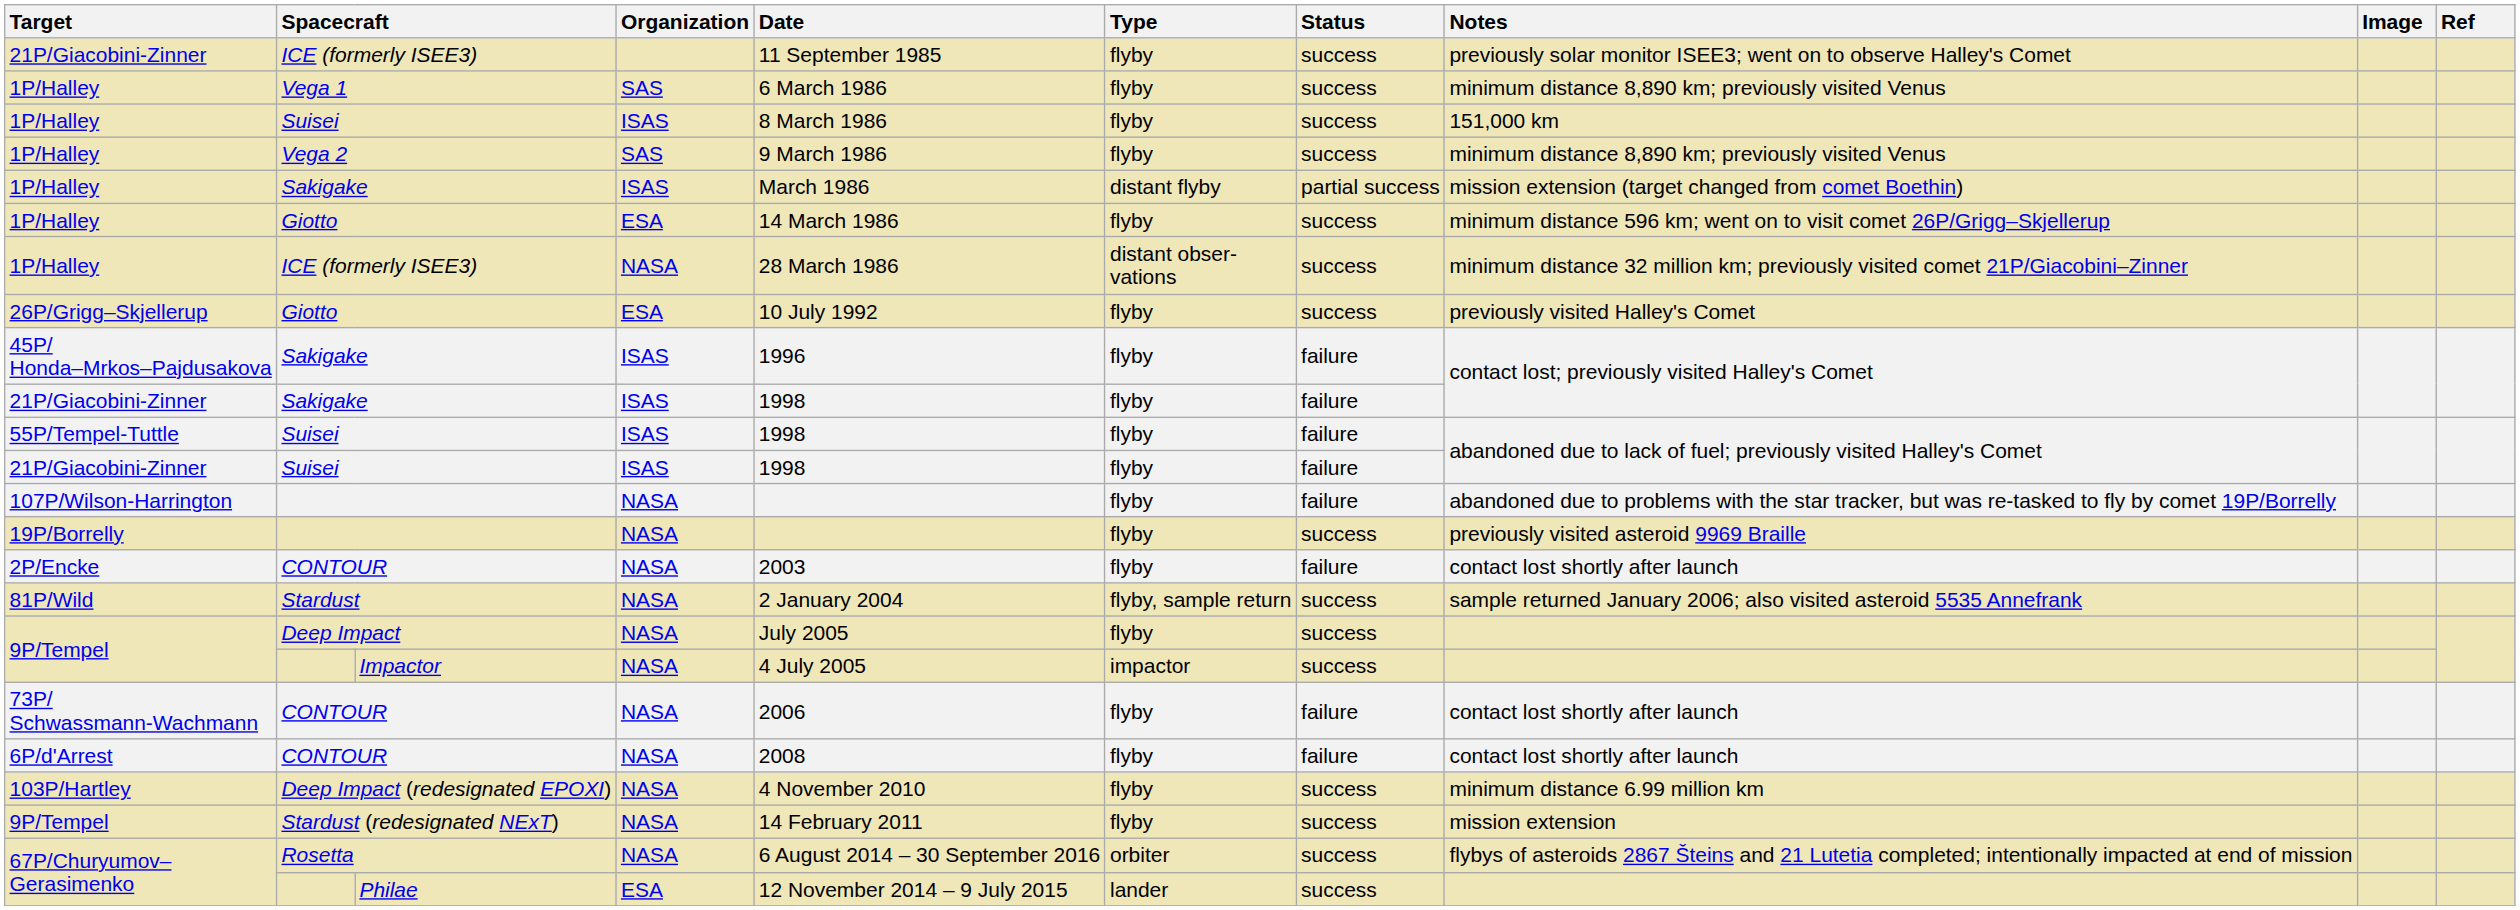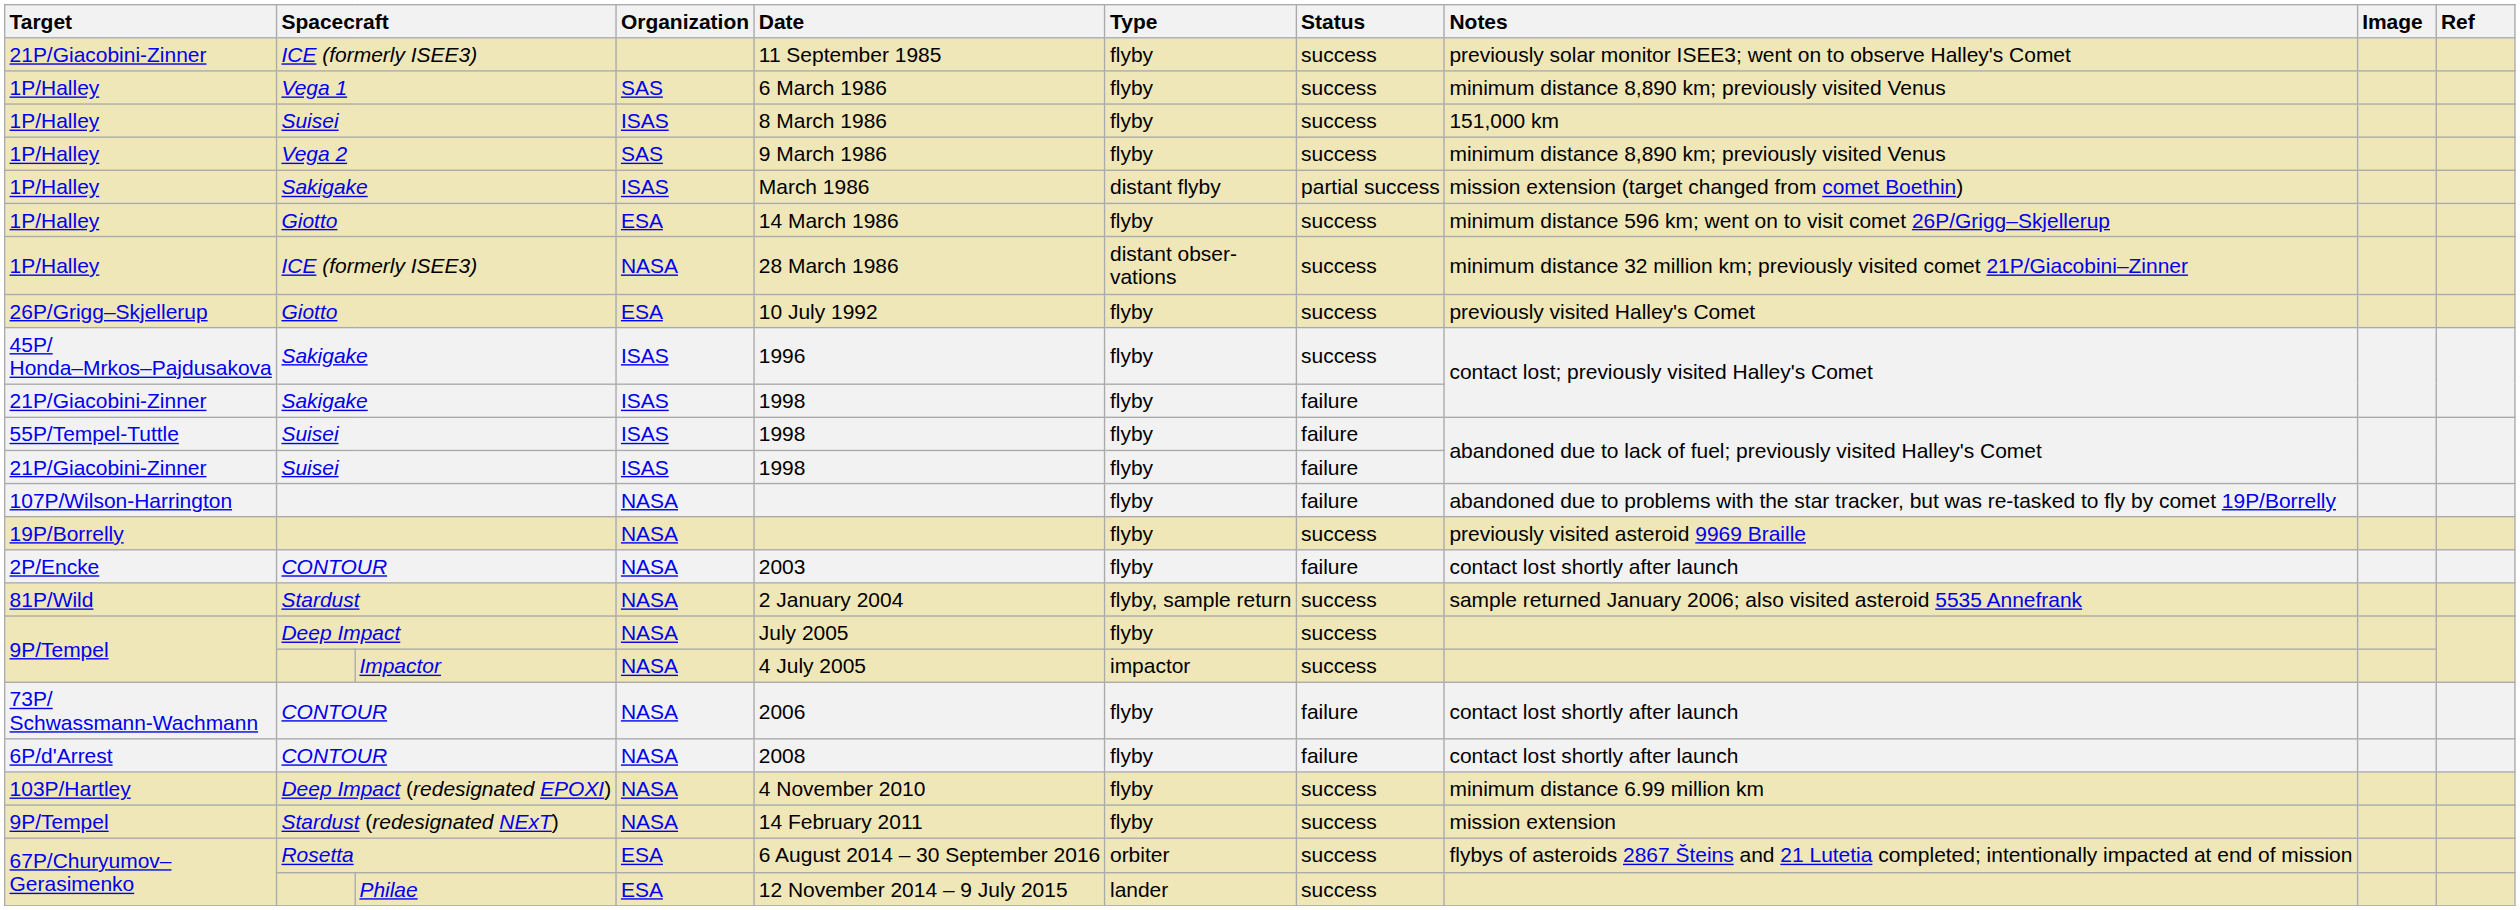(1330, 356) failure -> (1339, 356) success
(649, 856) NASA -> (642, 856) ESA
